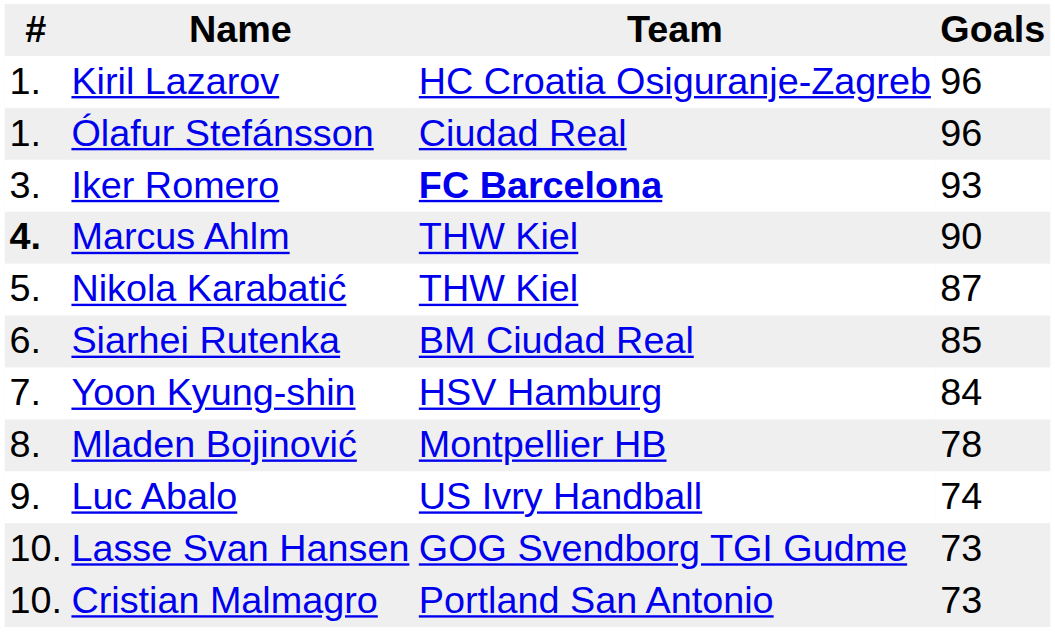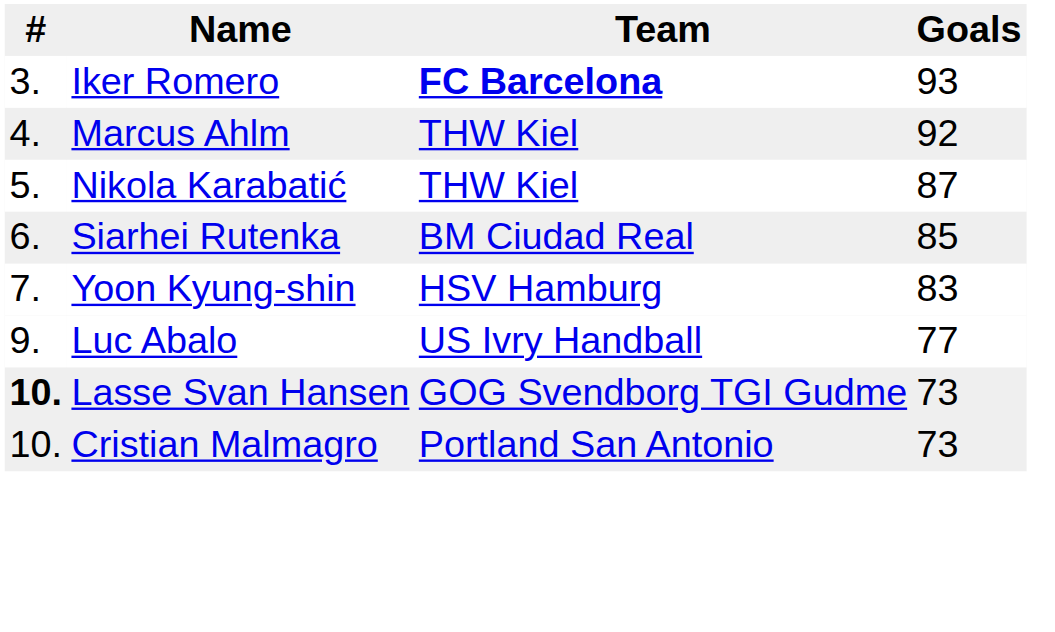- row: (175, 81)
- row: (223, 133)
(25, 236) bold -> (25, 133) normal
(961, 236) 90 -> (938, 133) 92
(961, 392) 84 -> (938, 288) 83
- row: (214, 444)
(961, 496) 74 -> (938, 340) 77
(36, 548) normal -> (36, 392) bold
